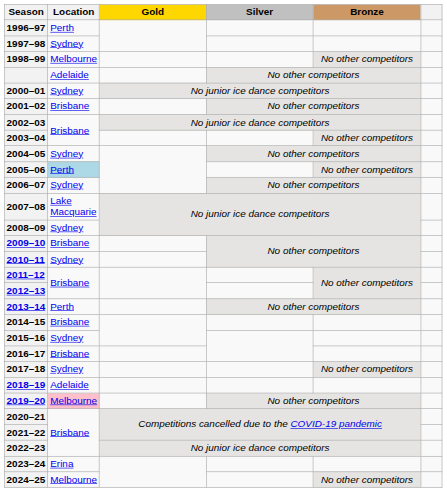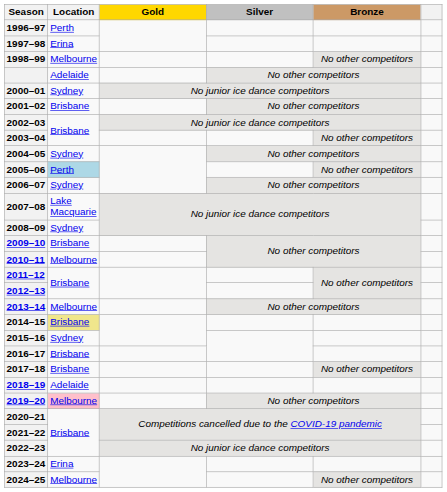(67, 43) Sydney -> (62, 43) Erina
(67, 259) Sydney -> (74, 259) Melbourne
(62, 306) Perth -> (74, 306) Melbourne
(70, 322) no background -> (70, 322) khaki background
(67, 369) Sydney -> (70, 369) Brisbane
